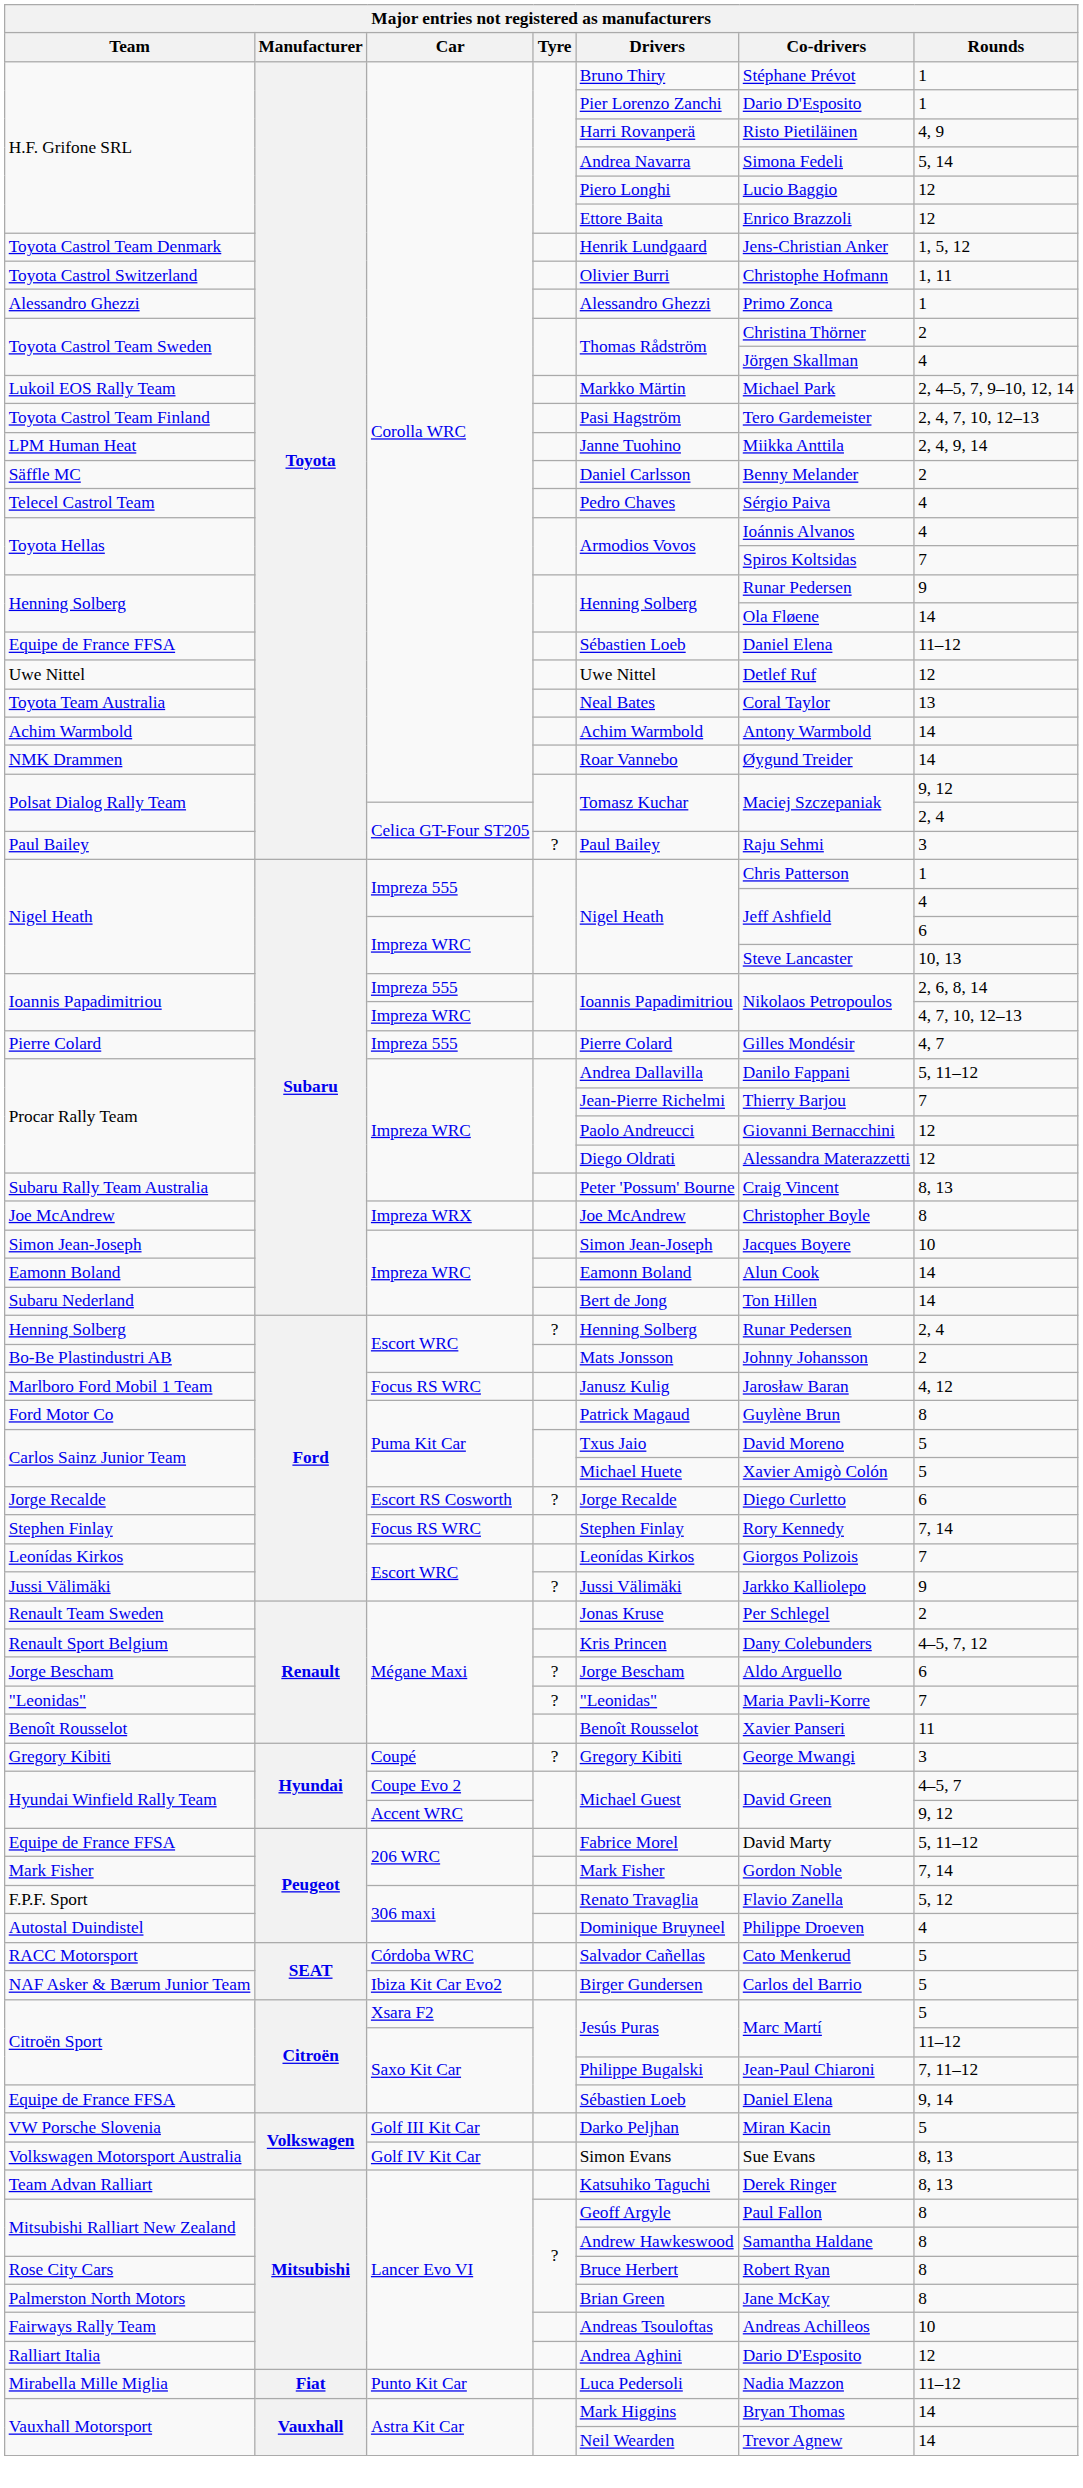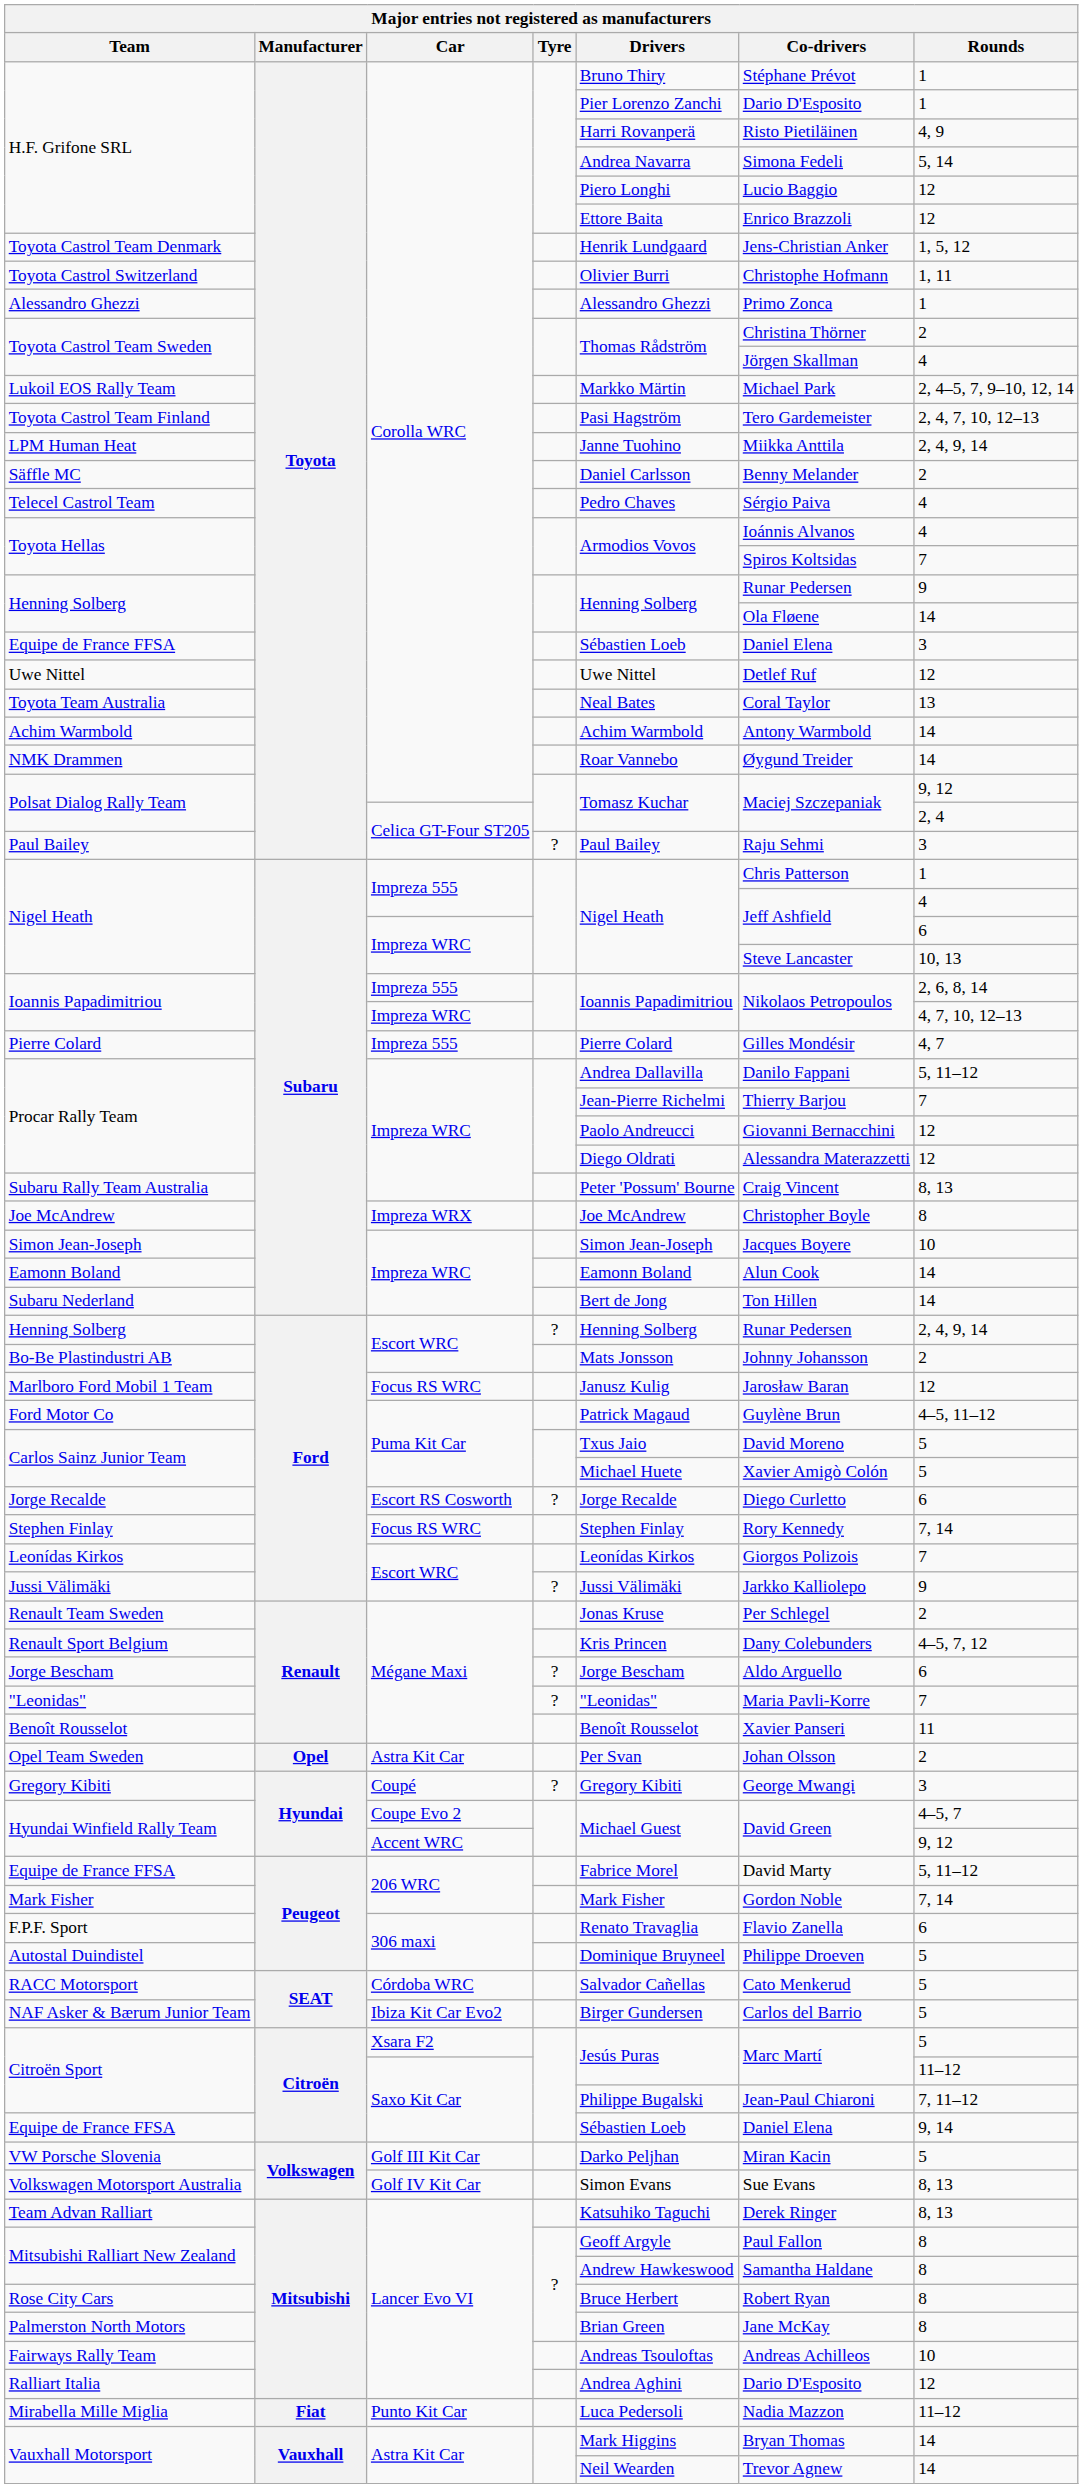(940, 645) 11–12 -> (923, 645) 3
(931, 1329) 2, 4 -> (953, 1329) 2, 4, 9, 14
(936, 1386) 4, 12 -> (927, 1386) 12
(923, 1414) 8 -> (957, 1414) 4–5, 11–12
+ row: (76, 1756)
(936, 1899) 5, 12 -> (923, 1927) 6
(923, 1927) 4 -> (923, 1956) 5
